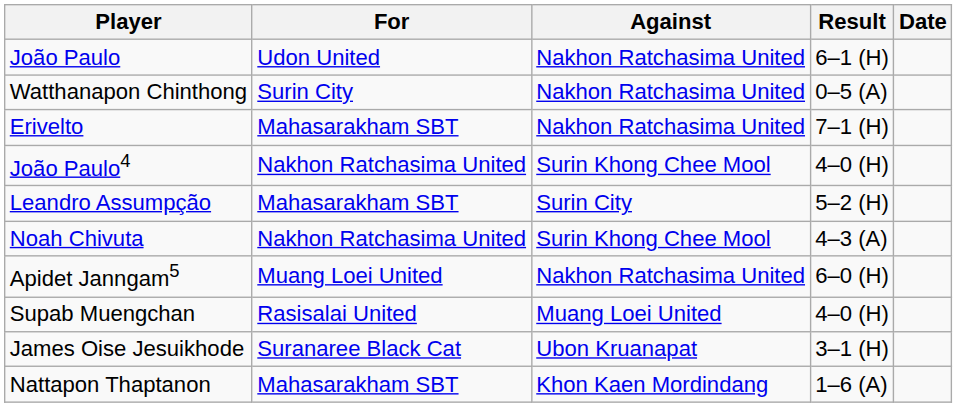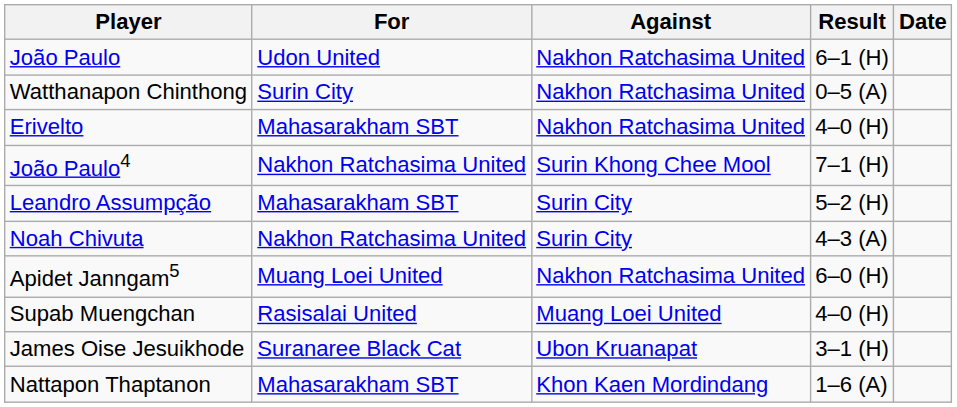(852, 127) 7–1 (H) -> (852, 127) 4–0 (H)
(852, 165) 4–0 (H) -> (852, 165) 7–1 (H)
(653, 238) Surin Khong Chee Mool -> (584, 238) Surin City
